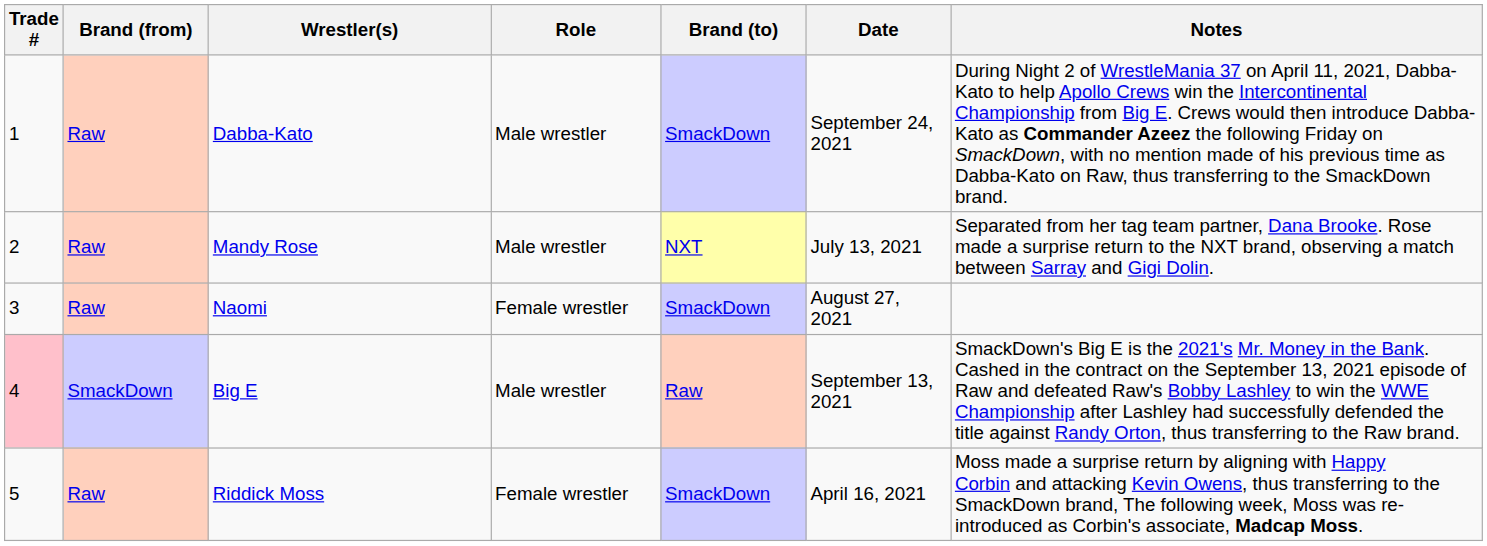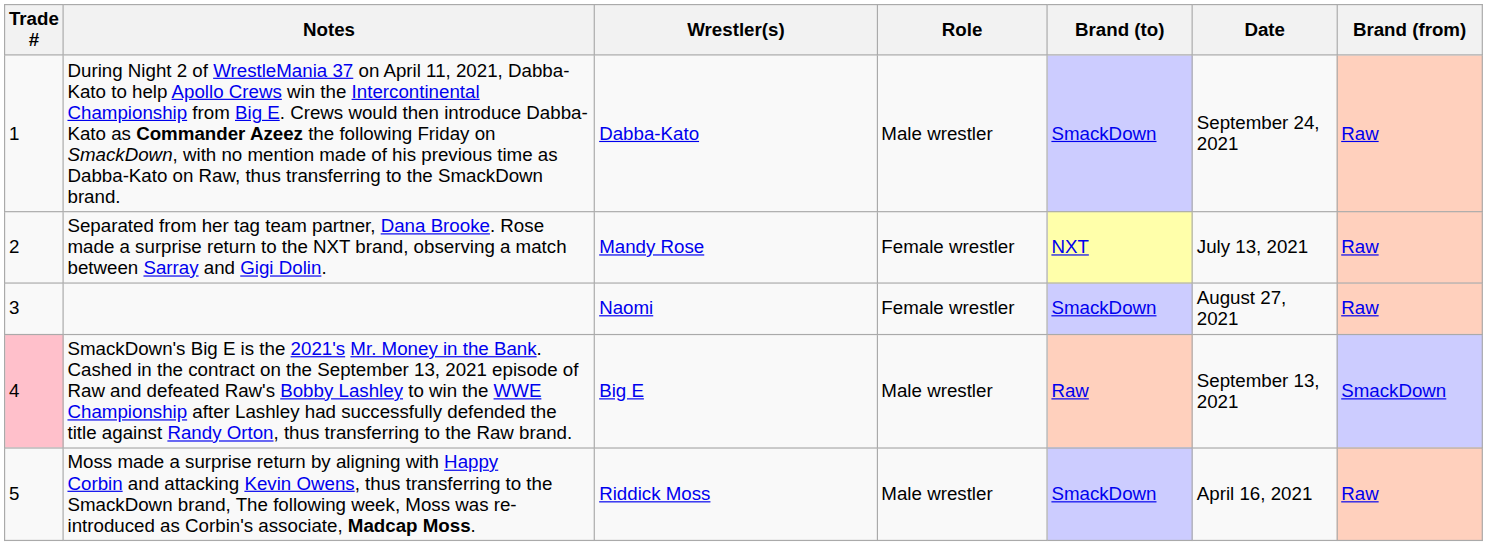columns swapped: (136, 29) <-> (1216, 29)
(551, 247) Male wrestler -> (948, 247) Female wrestler
(562, 494) Female wrestler -> (937, 494) Male wrestler
